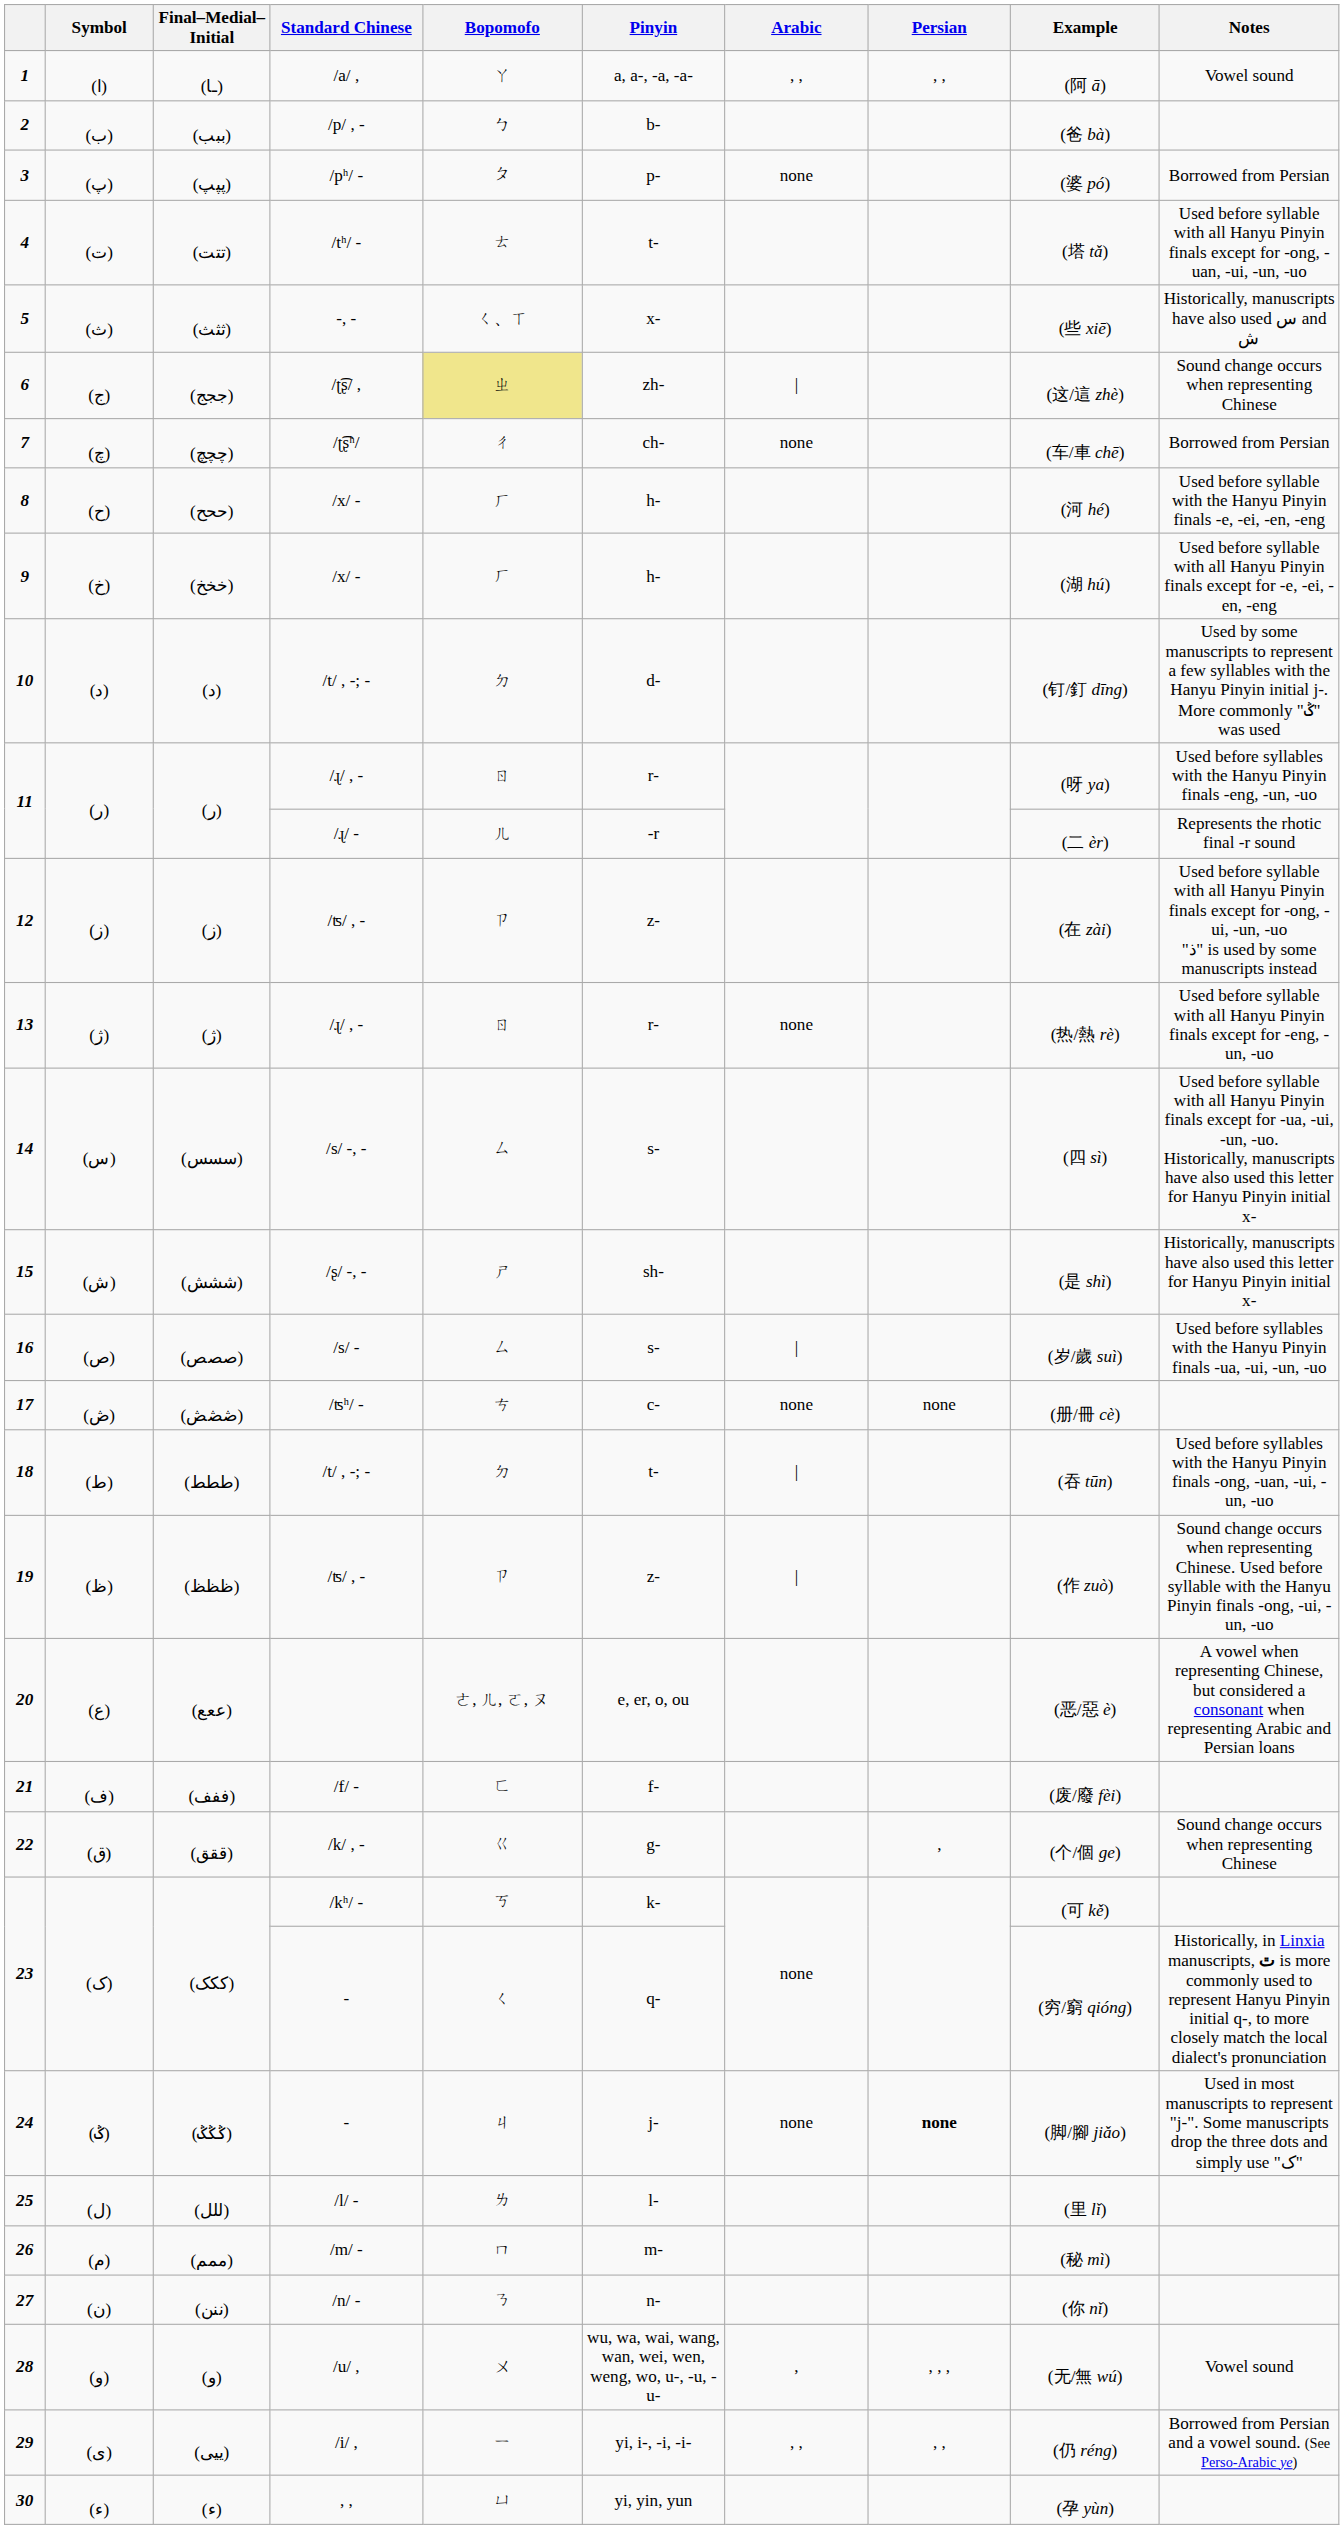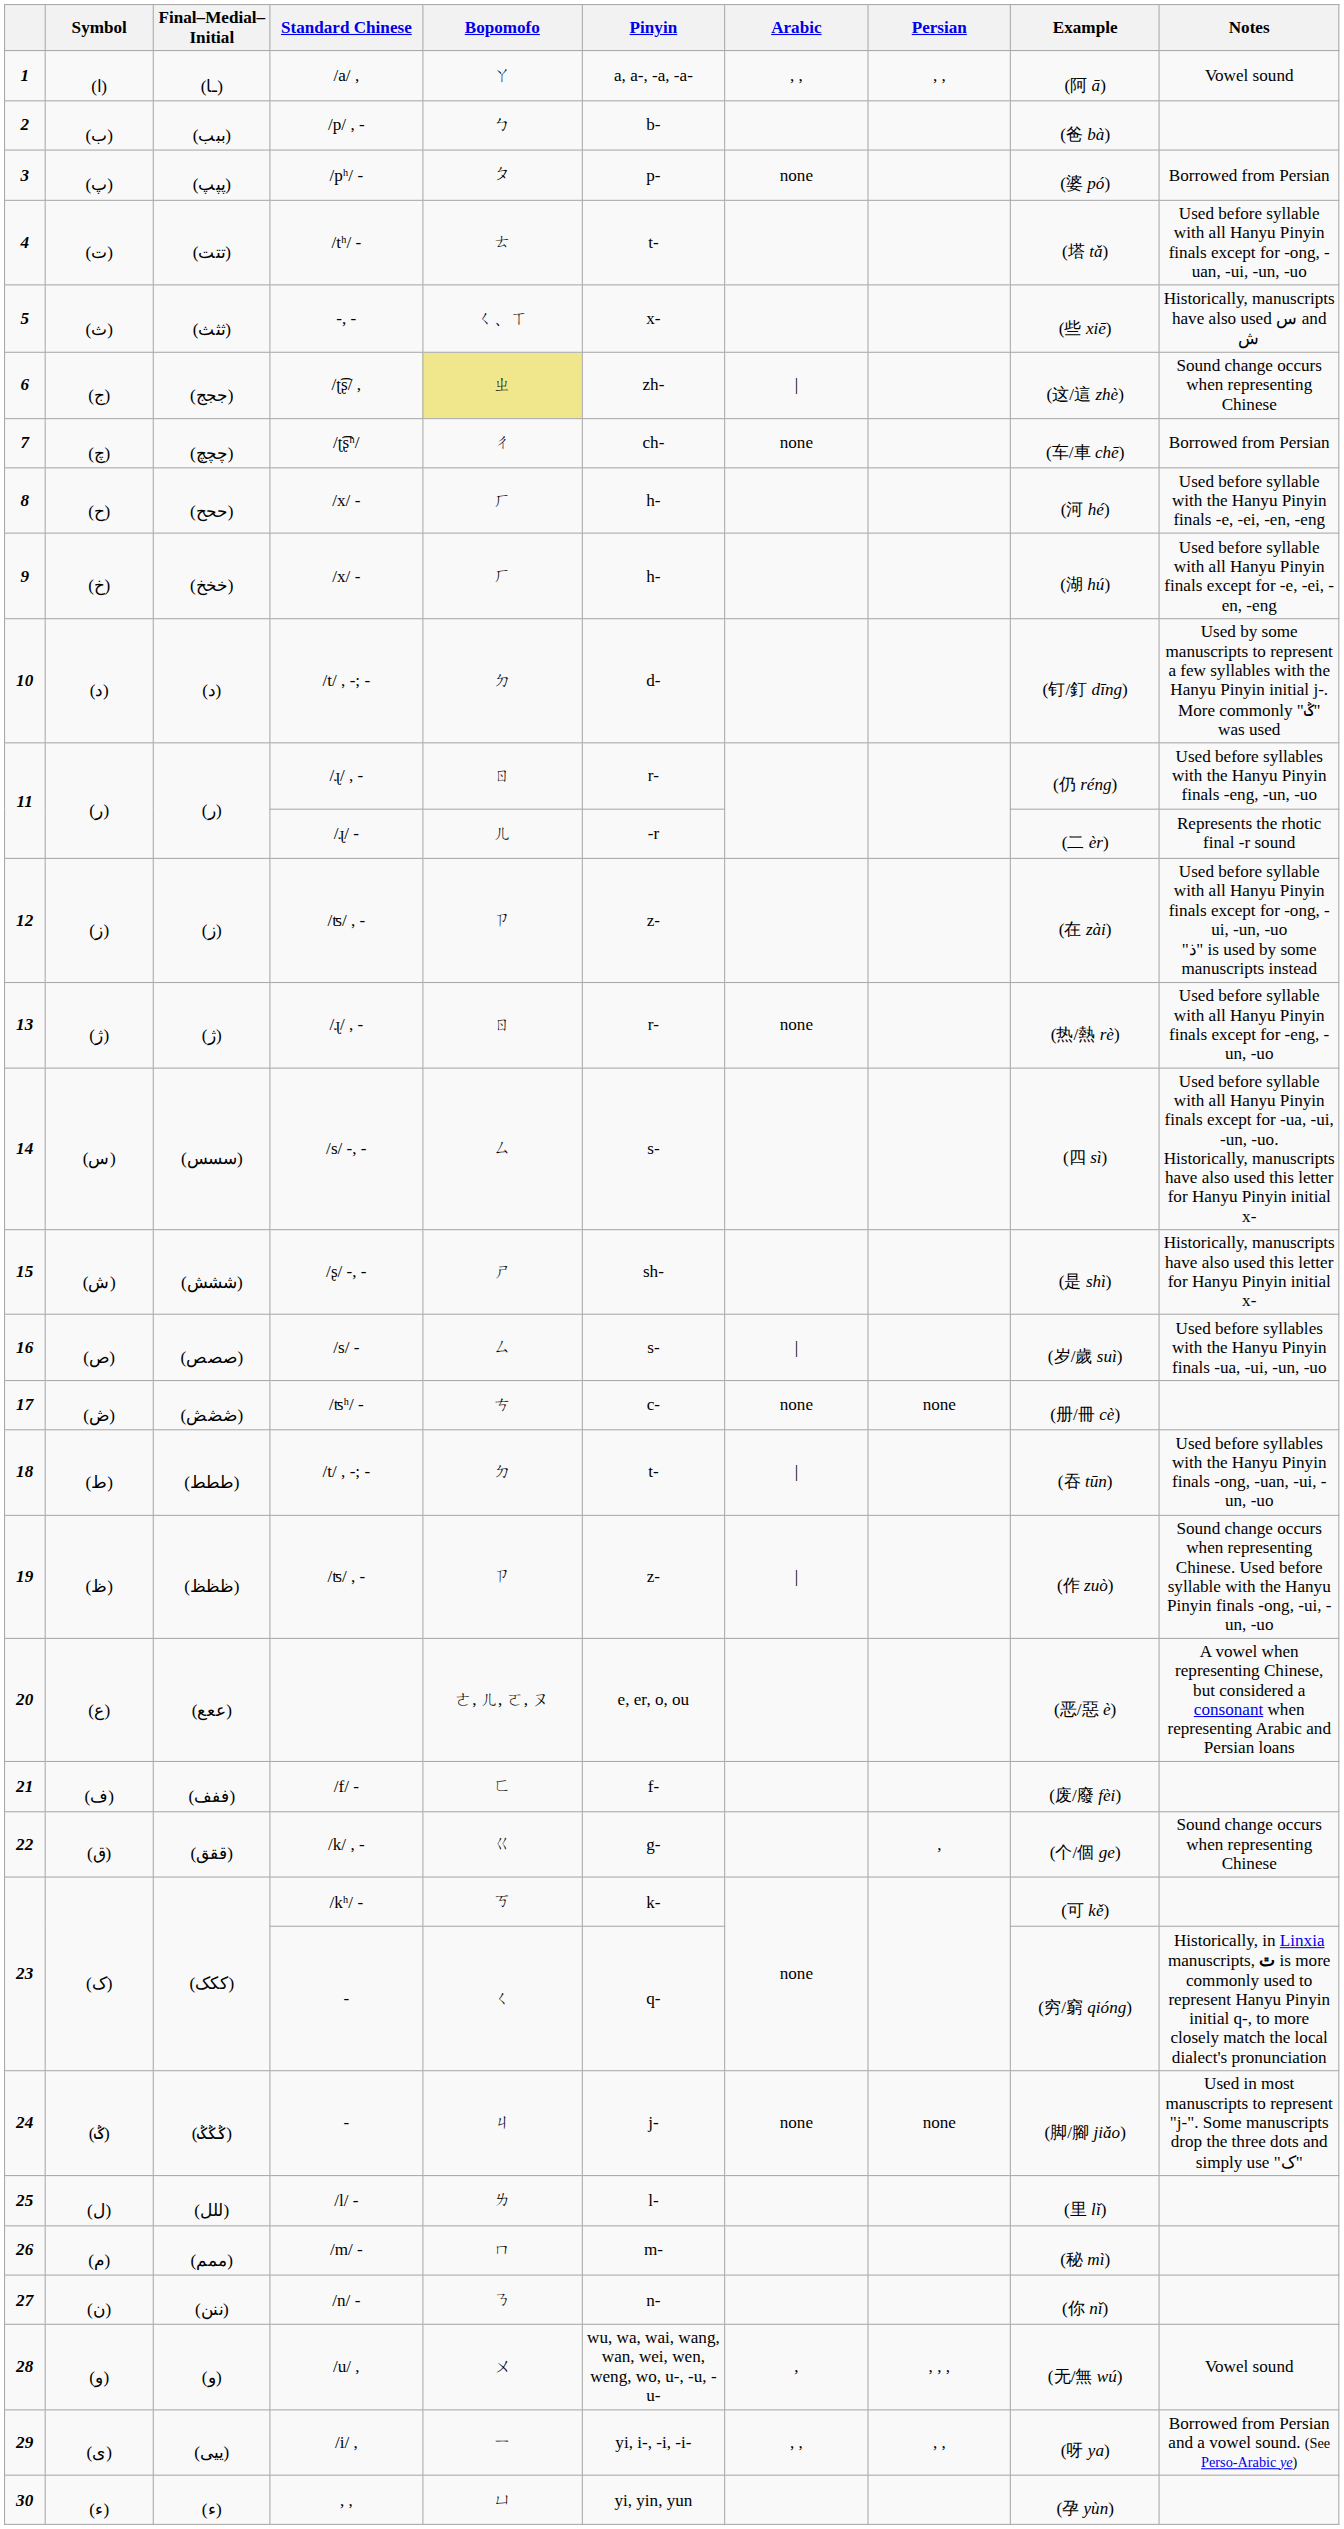(1085, 784) (呀 ya) -> (1085, 784) (仍 réng)
(939, 2123) bold -> (939, 2123) normal
(1085, 2451) (仍 réng) -> (1085, 2451) (呀 ya)
